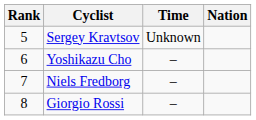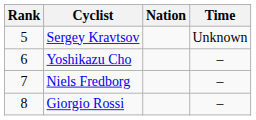columns swapped: (227, 15) <-> (173, 15)
